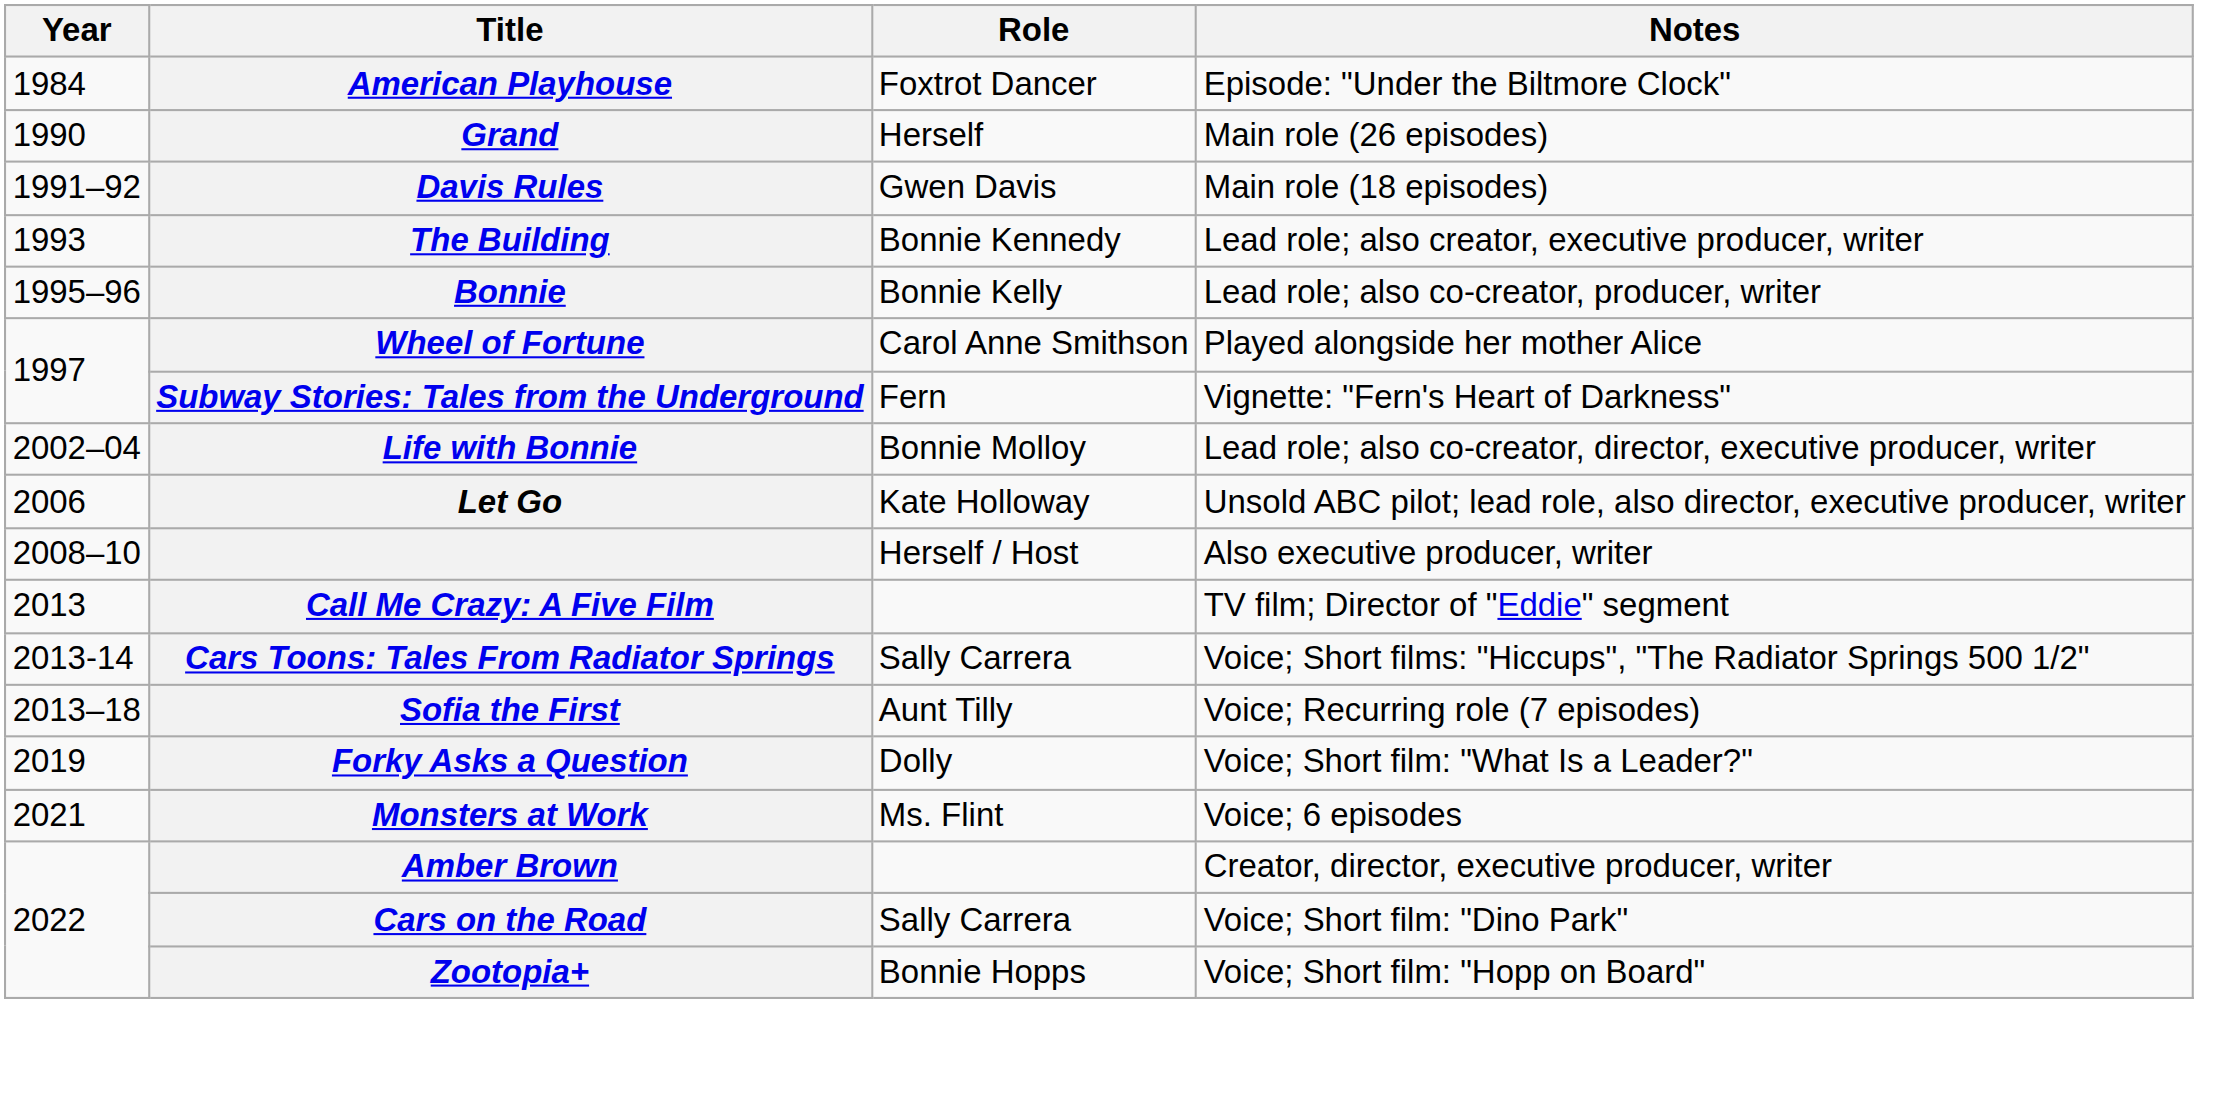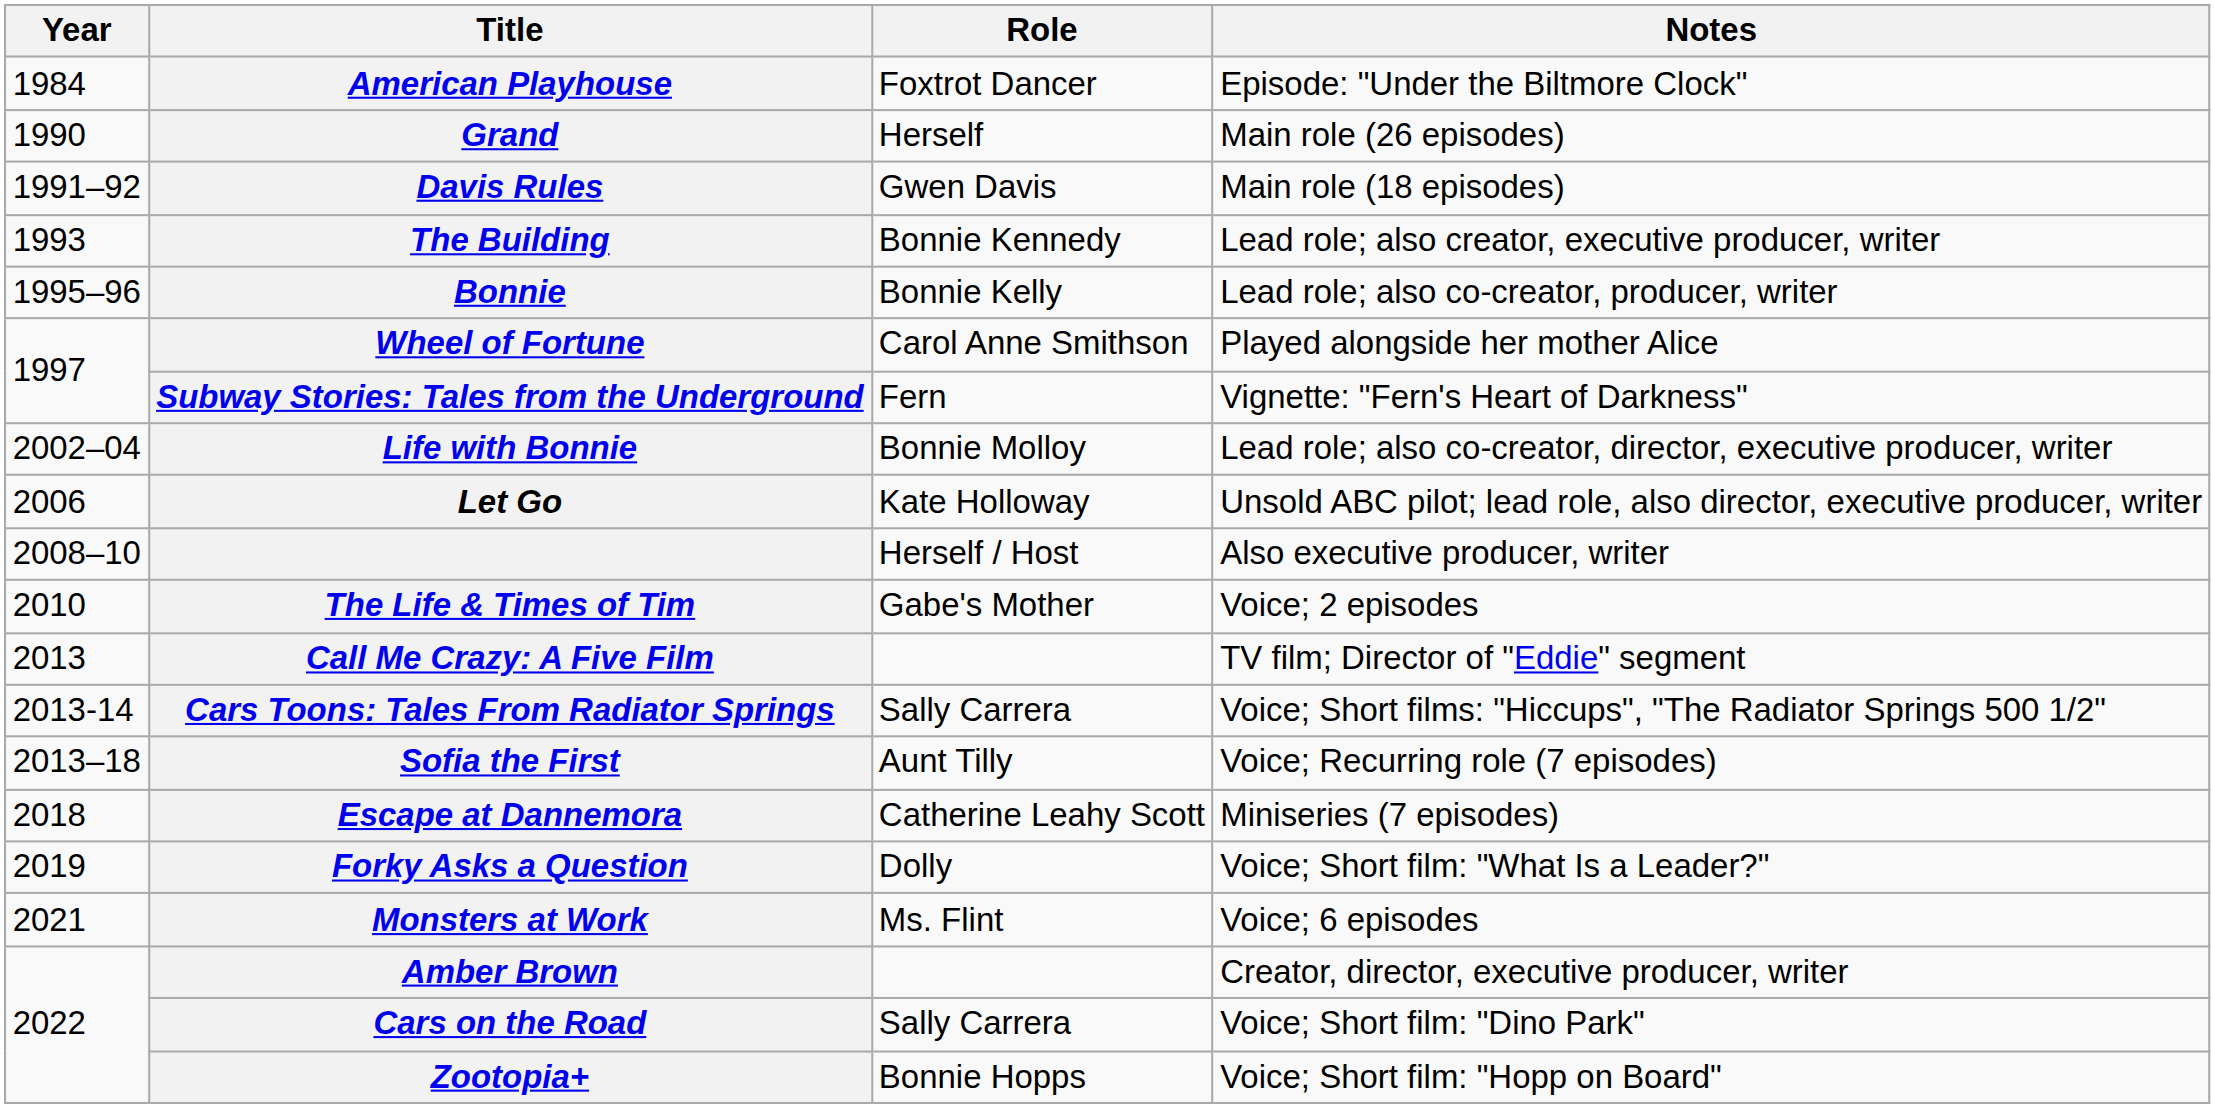+ row: (510, 605)
+ row: (510, 814)
